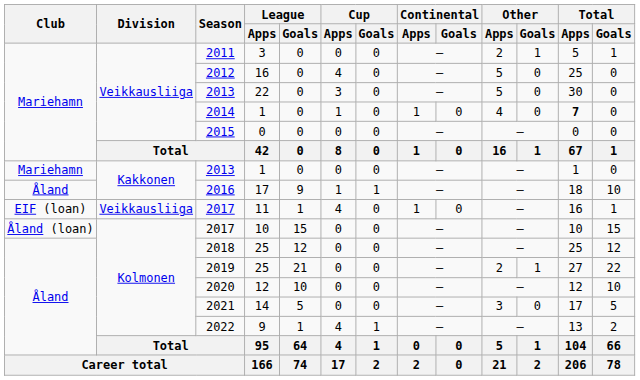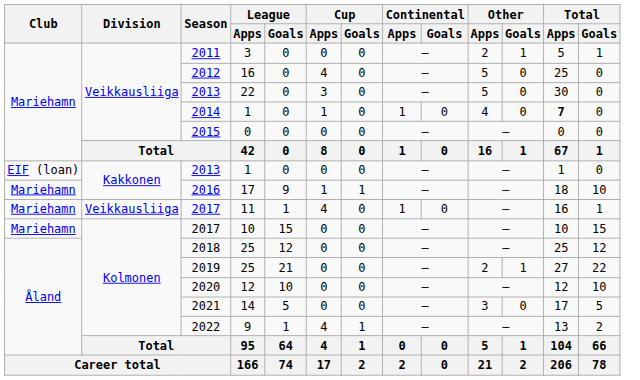(51, 170) Mariehamn -> (43, 170) EIF (loan)
(51, 190) Åland -> (43, 190) Mariehamn
(51, 209) EIF (loan) -> (43, 209) Mariehamn
(51, 229) Åland (loan) -> (43, 229) Mariehamn
